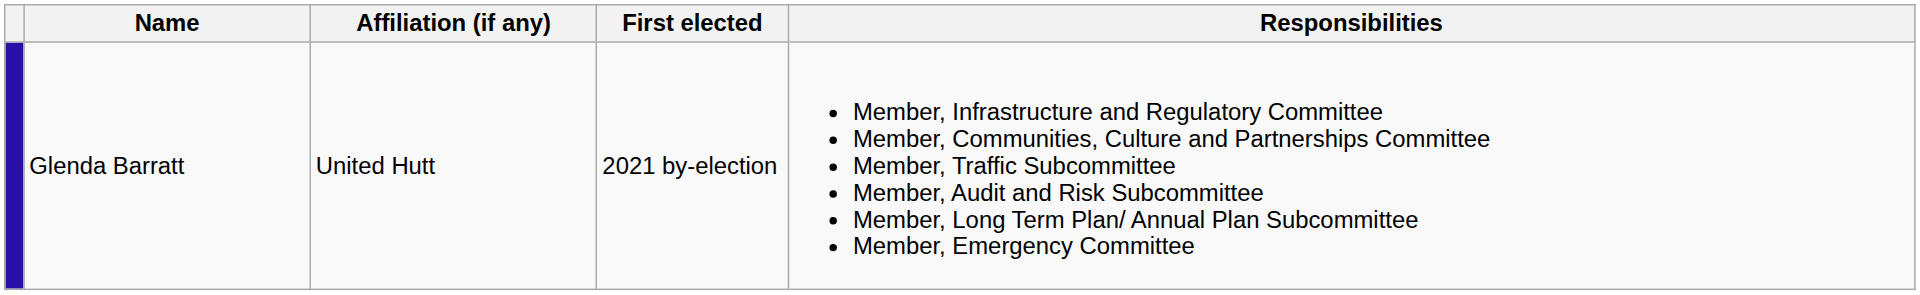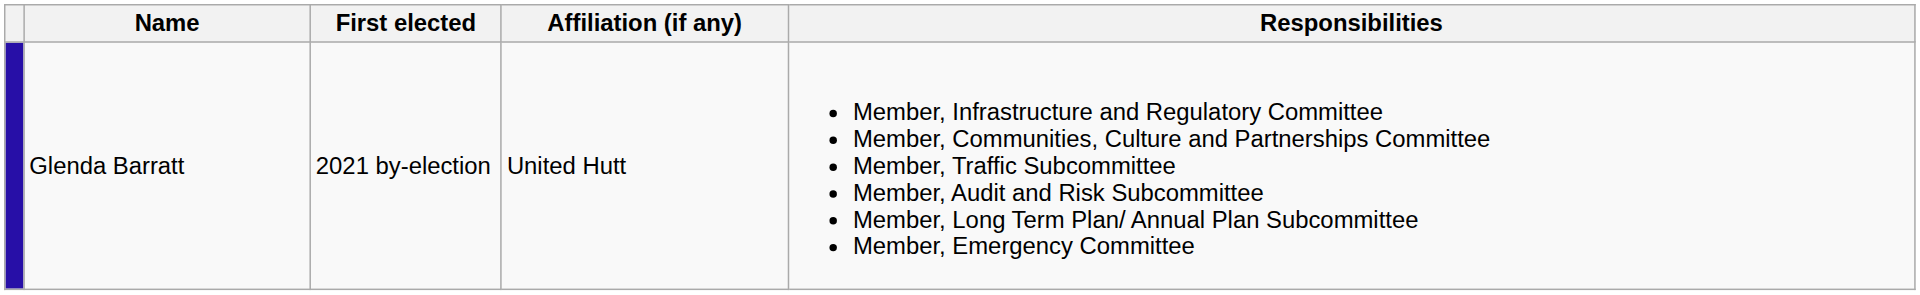columns swapped: (454, 23) <-> (692, 23)
